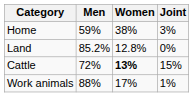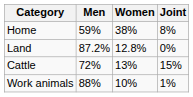(168, 30) 3% -> (168, 30) 8%
(94, 48) 85.2% -> (94, 48) 87.2%
(126, 65) bold -> (126, 65) normal
(126, 83) 17% -> (126, 83) 10%
